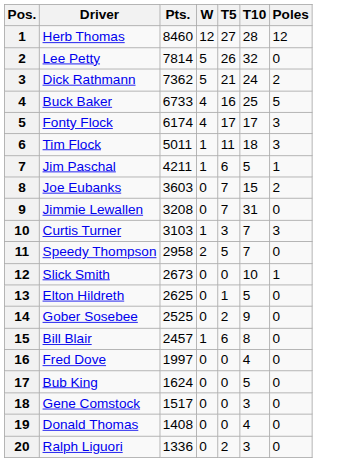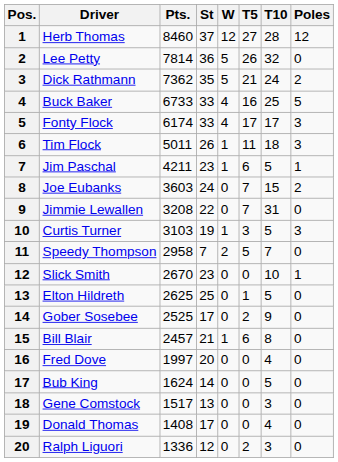+ column: (207, 15)
(247, 230) 7 -> (268, 230) 5
(178, 274) 2673 -> (178, 274) 2670
